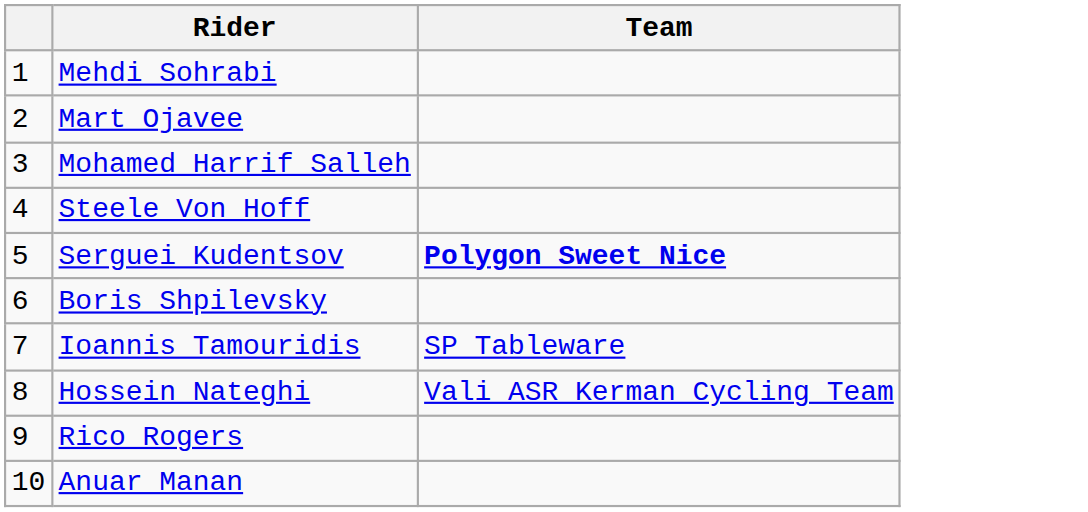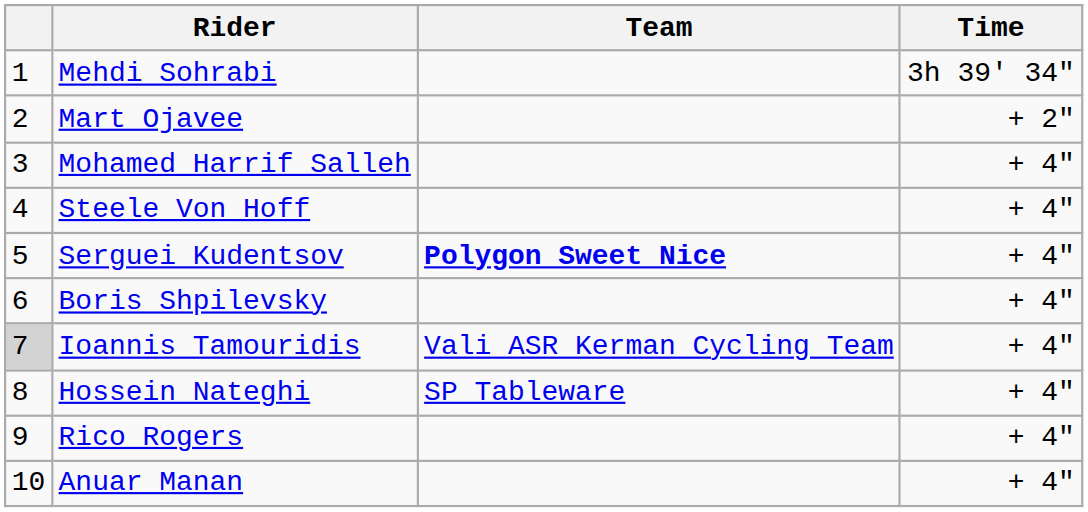+ column: (991, 28)
(20, 347) no background -> (20, 347) lightgrey background
(525, 347) SP Tableware -> (659, 347) Vali ASR Kerman Cycling Team
(659, 392) Vali ASR Kerman Cycling Team -> (525, 392) SP Tableware
